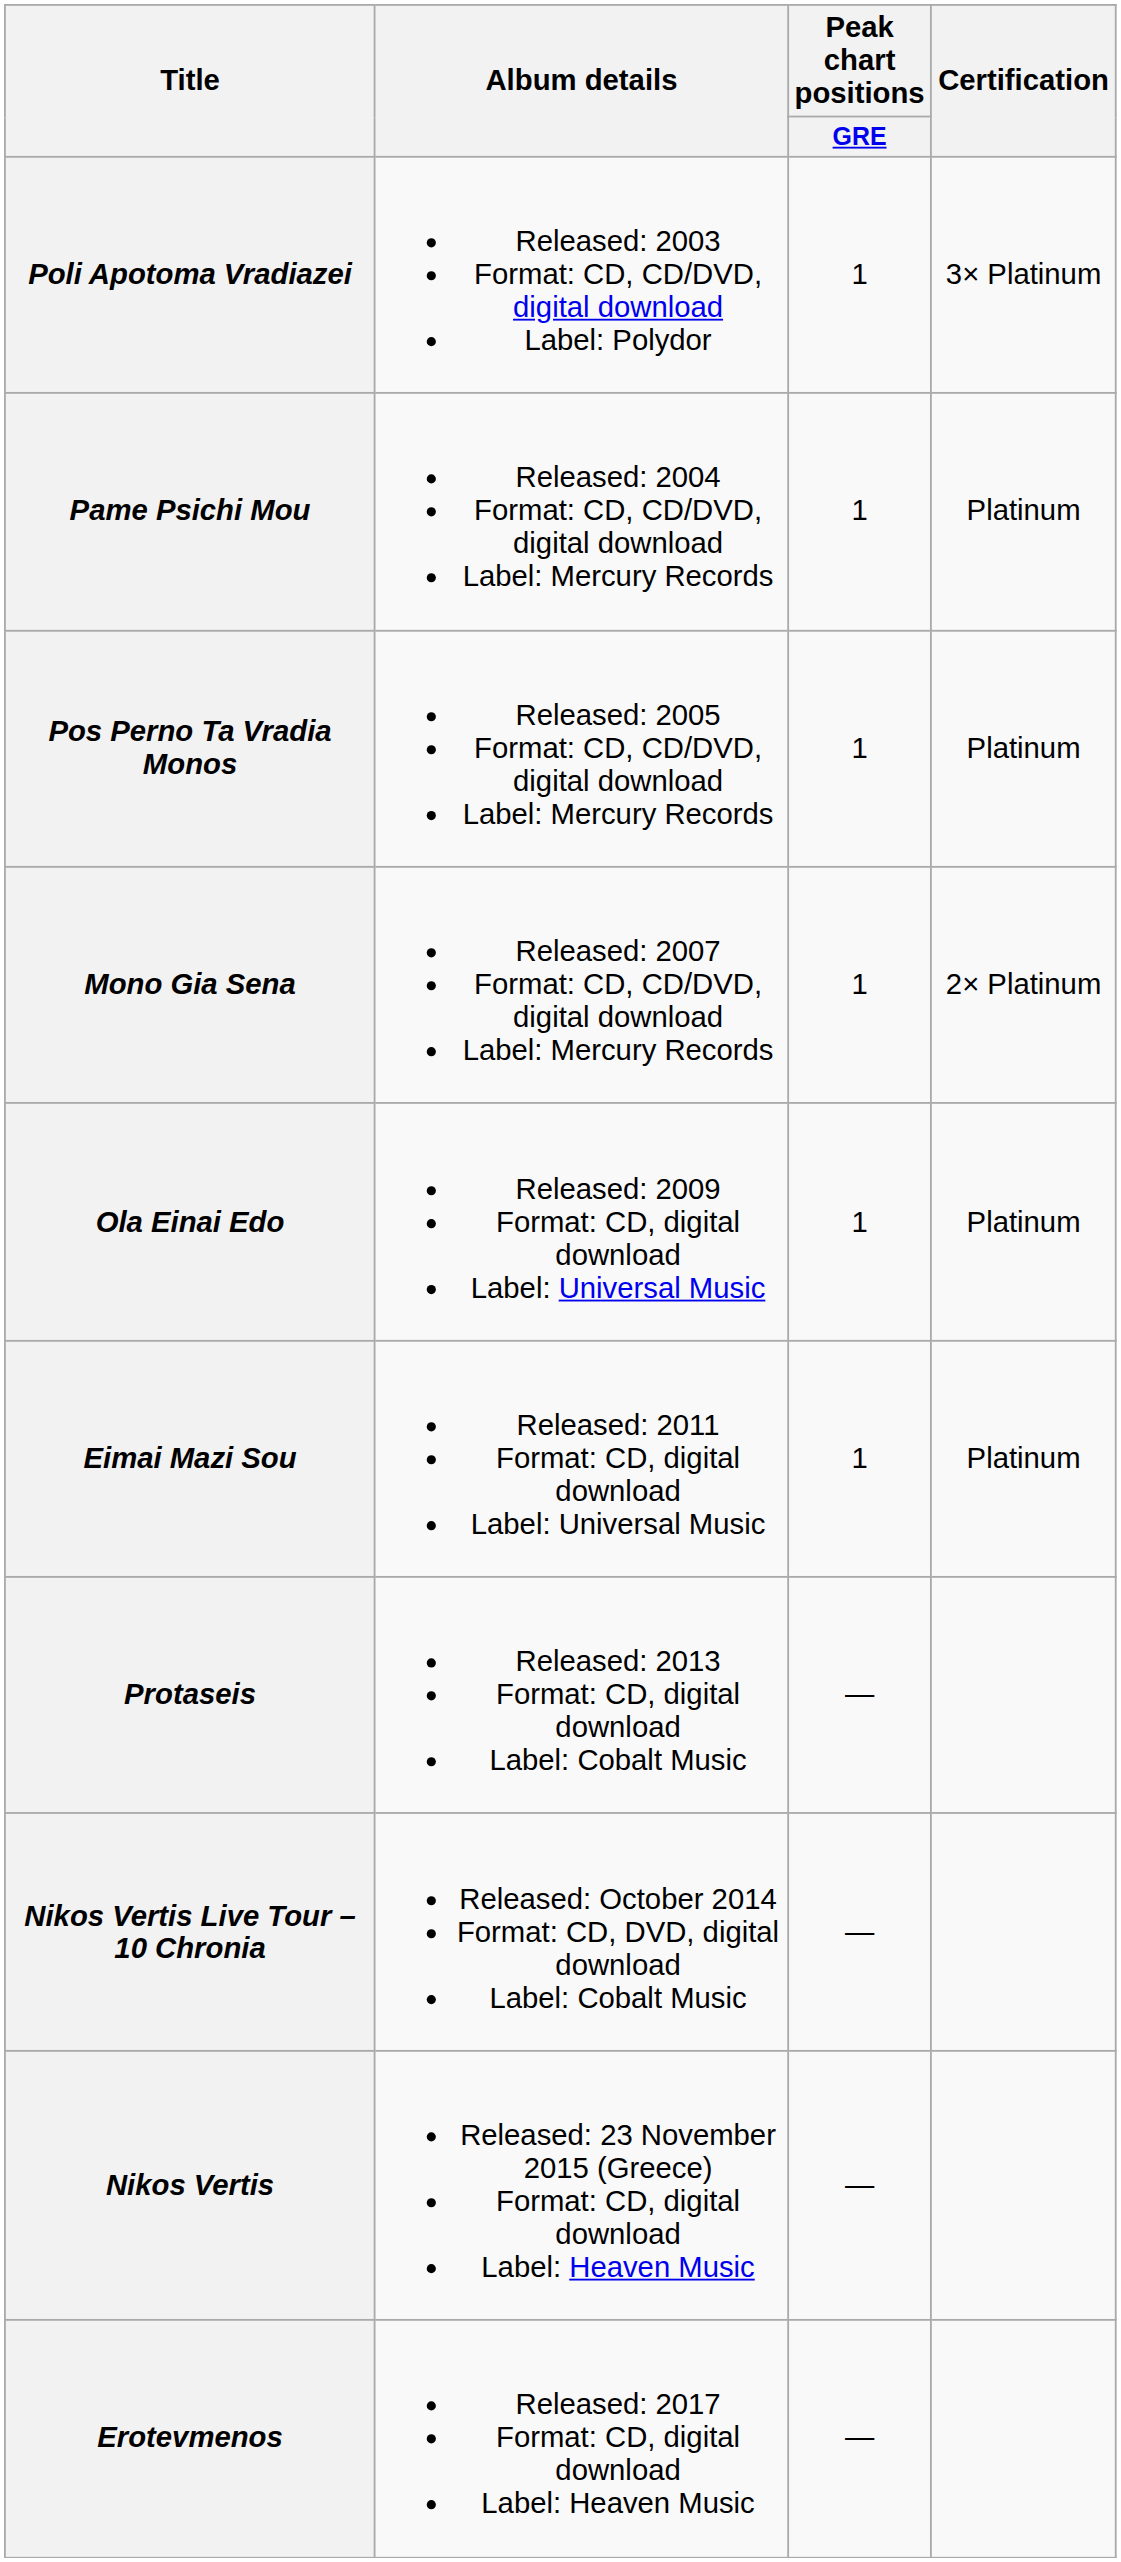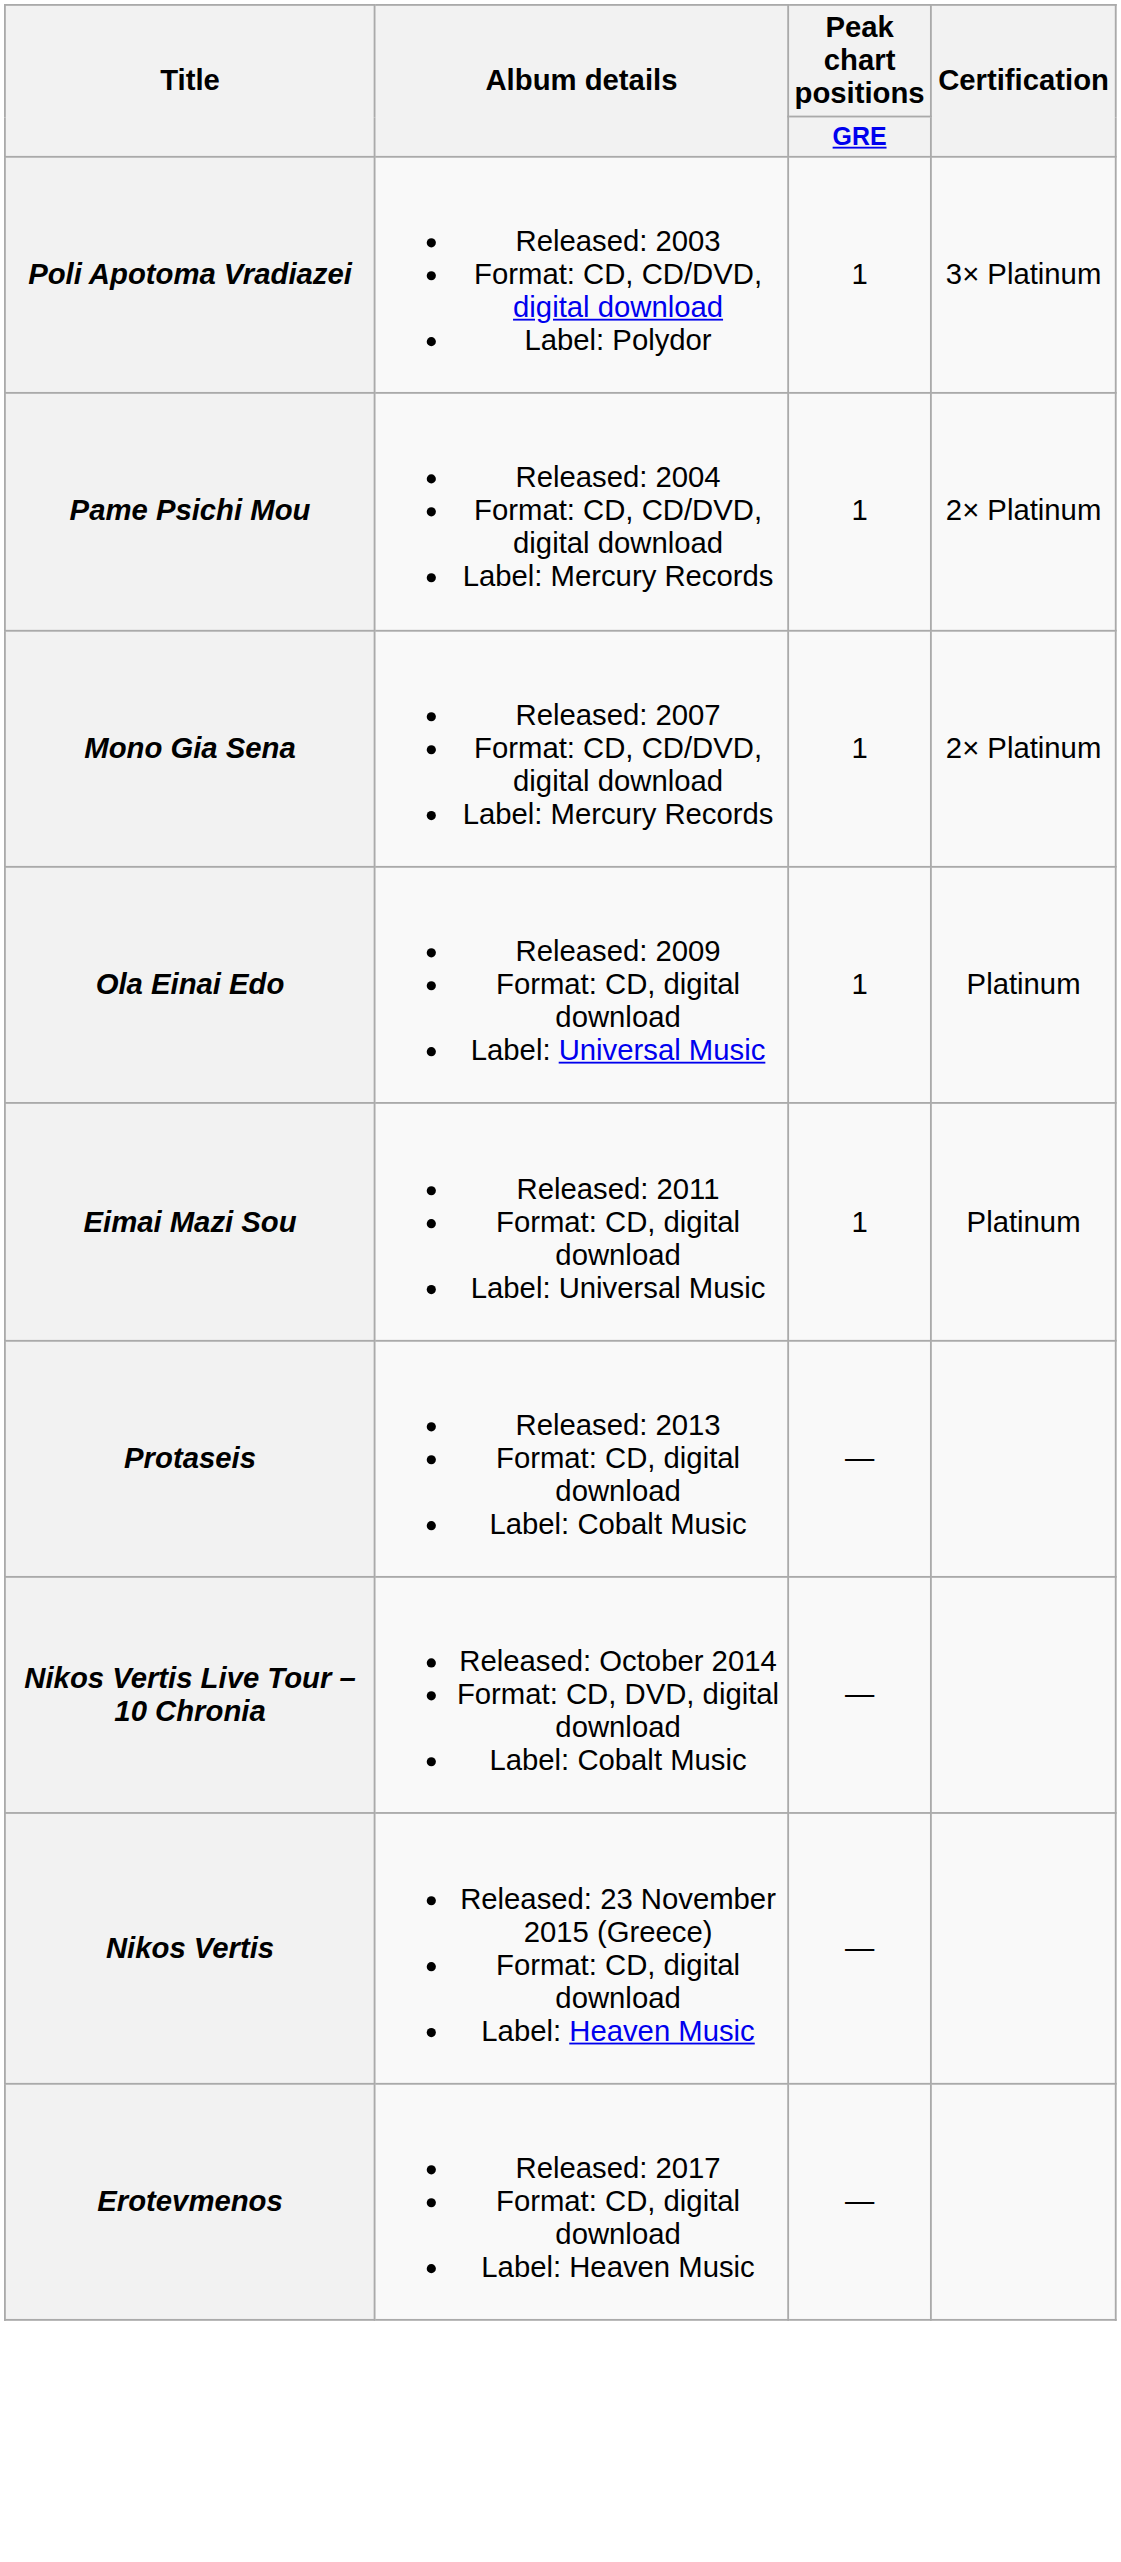(1024, 511) Platinum -> (1024, 511) 2× Platinum
- row: (190, 747)
